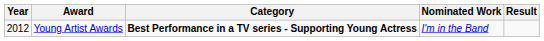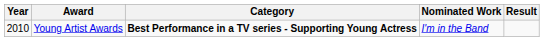(18, 28) 2012 -> (18, 28) 2010
